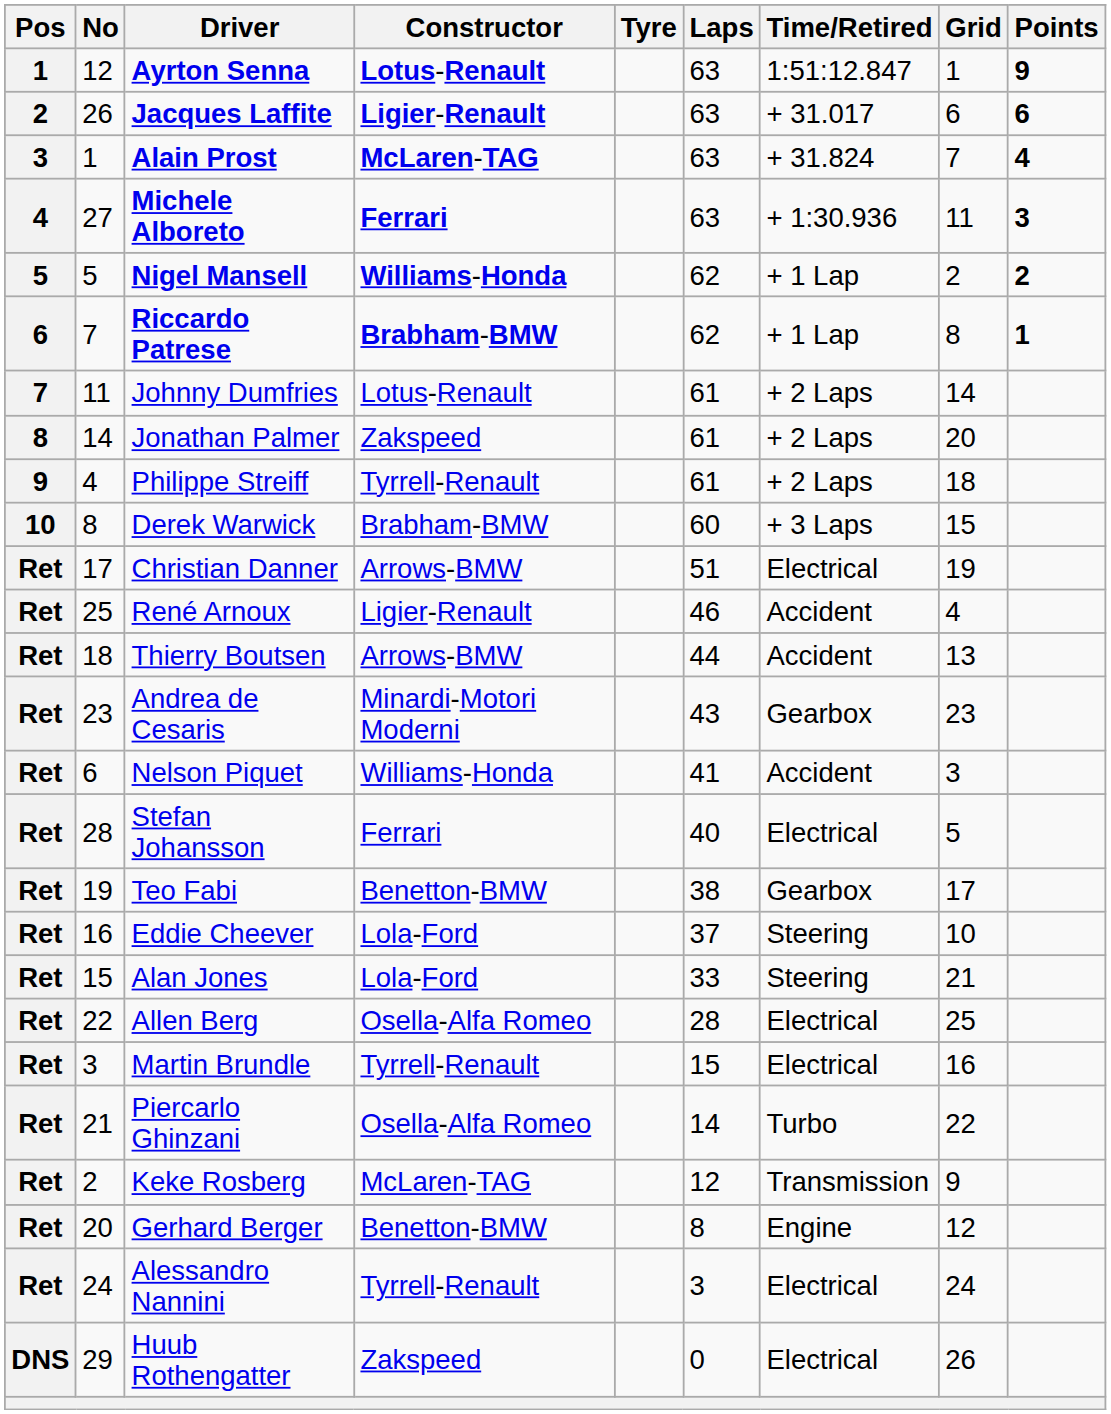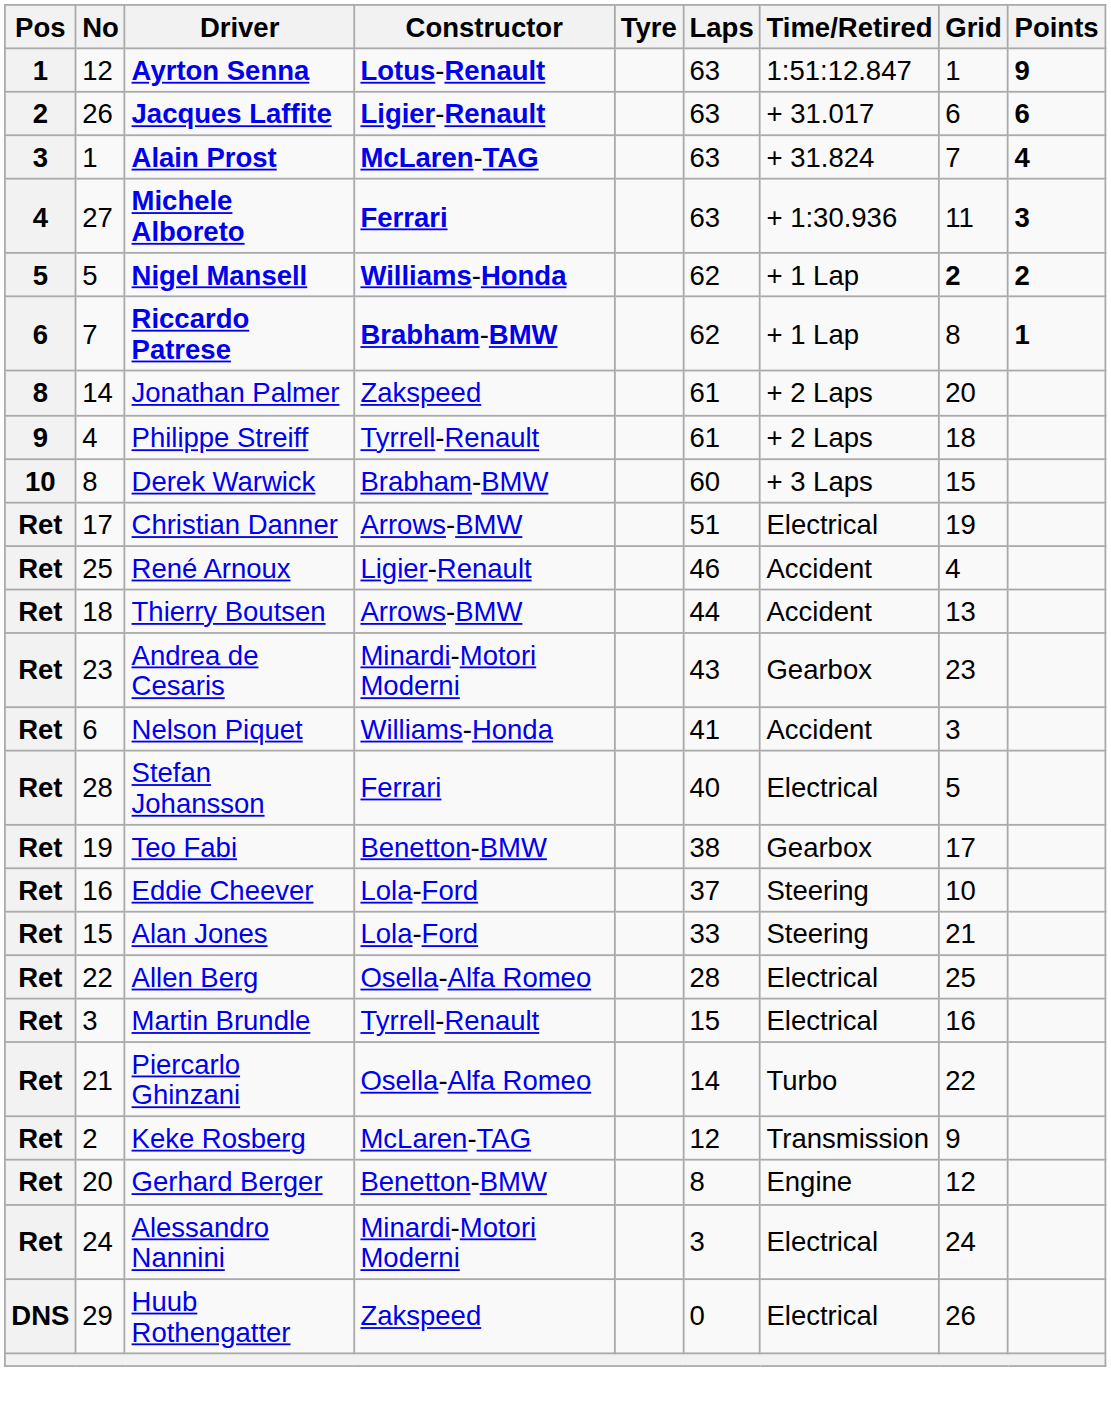(953, 275) normal -> (953, 275) bold
- row: (235, 393)
(450, 1285) Tyrrell-Renault -> (448, 1241) Minardi-Motori Moderni
